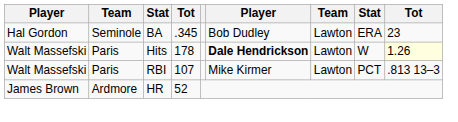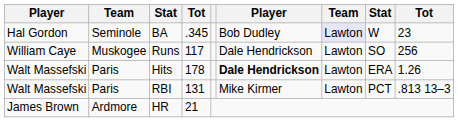(333, 32) no background -> (343, 32) lavender background
(370, 32) ERA -> (374, 32) W
+ row: (166, 51)
(363, 51) W -> (380, 70) ERA
(399, 51) lightyellow background -> (409, 70) no background
(184, 70) 107 -> (195, 88) 131
(181, 88) 52 -> (192, 107) 21
